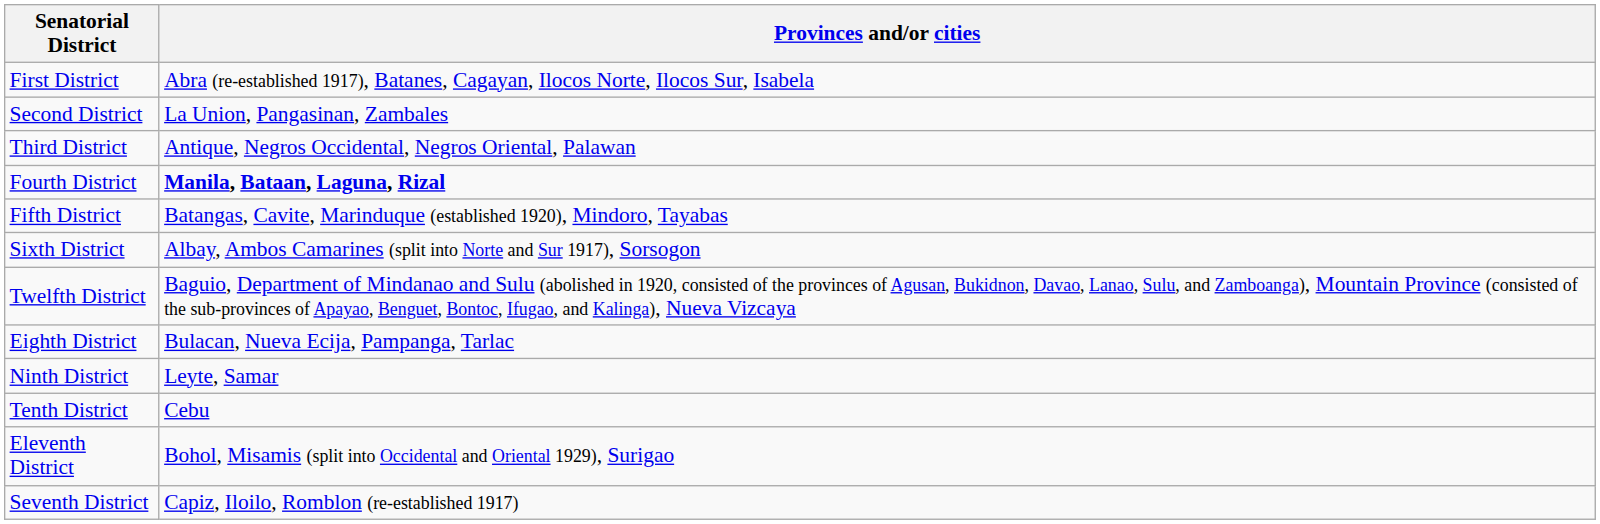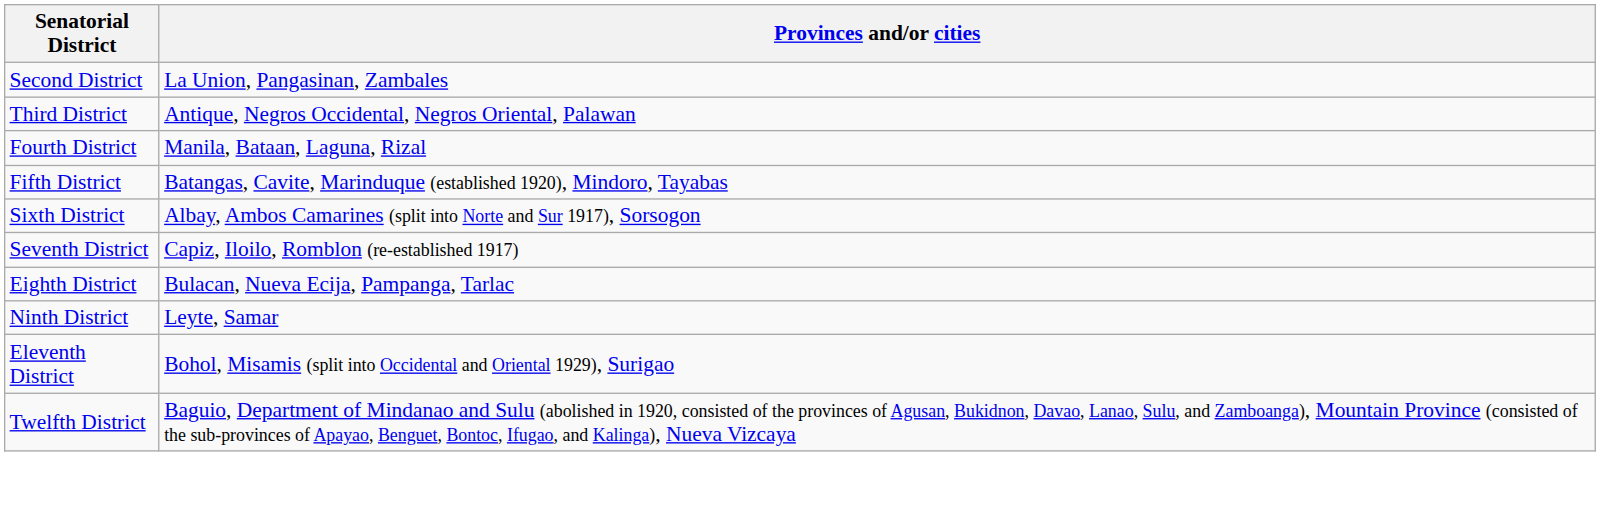- row: (64, 79)
(305, 181) bold -> (295, 147) normal
rows swapped: (79, 501) <-> (78, 295)
- row: (69, 409)
